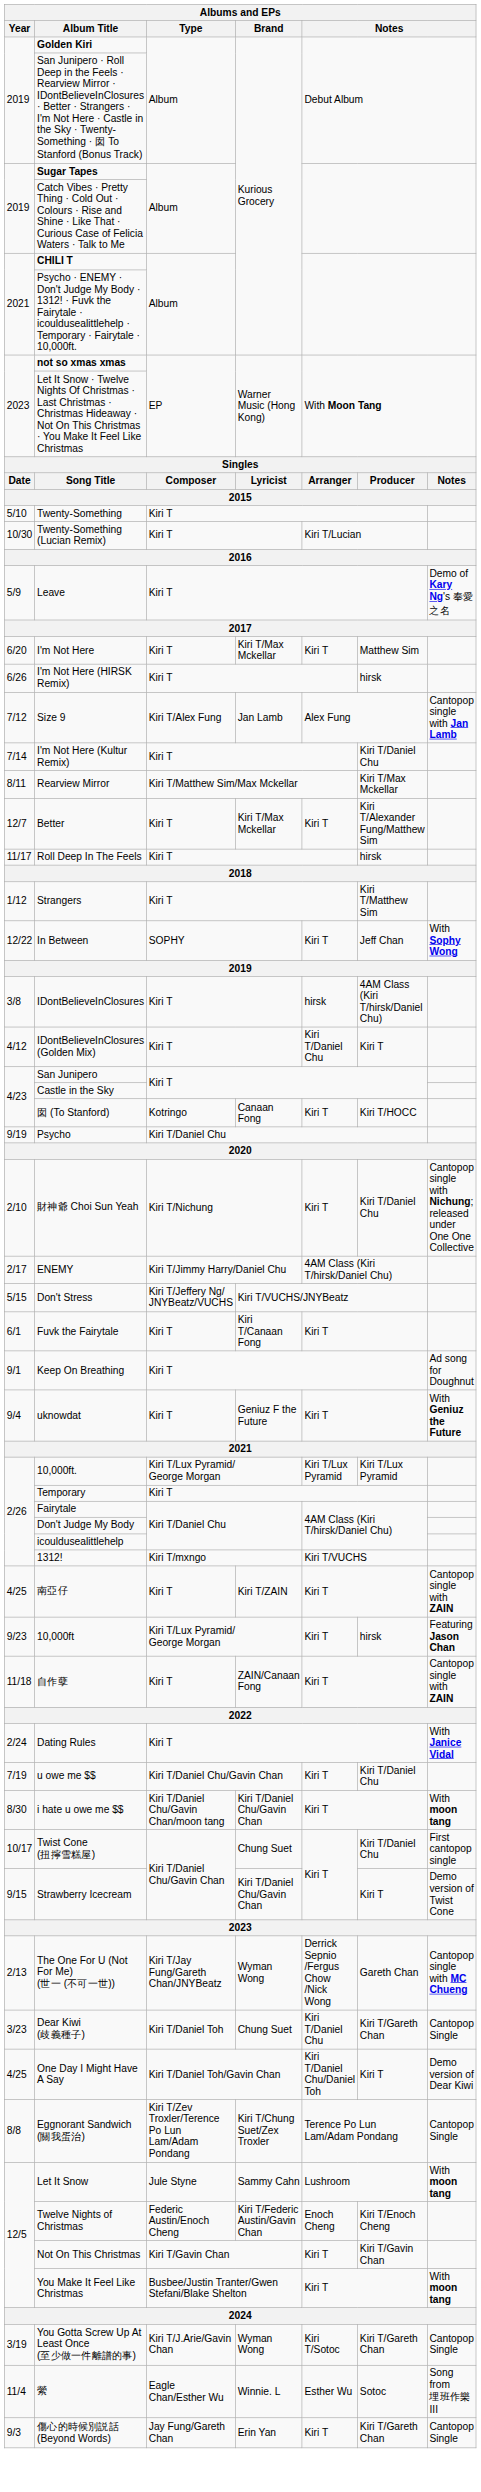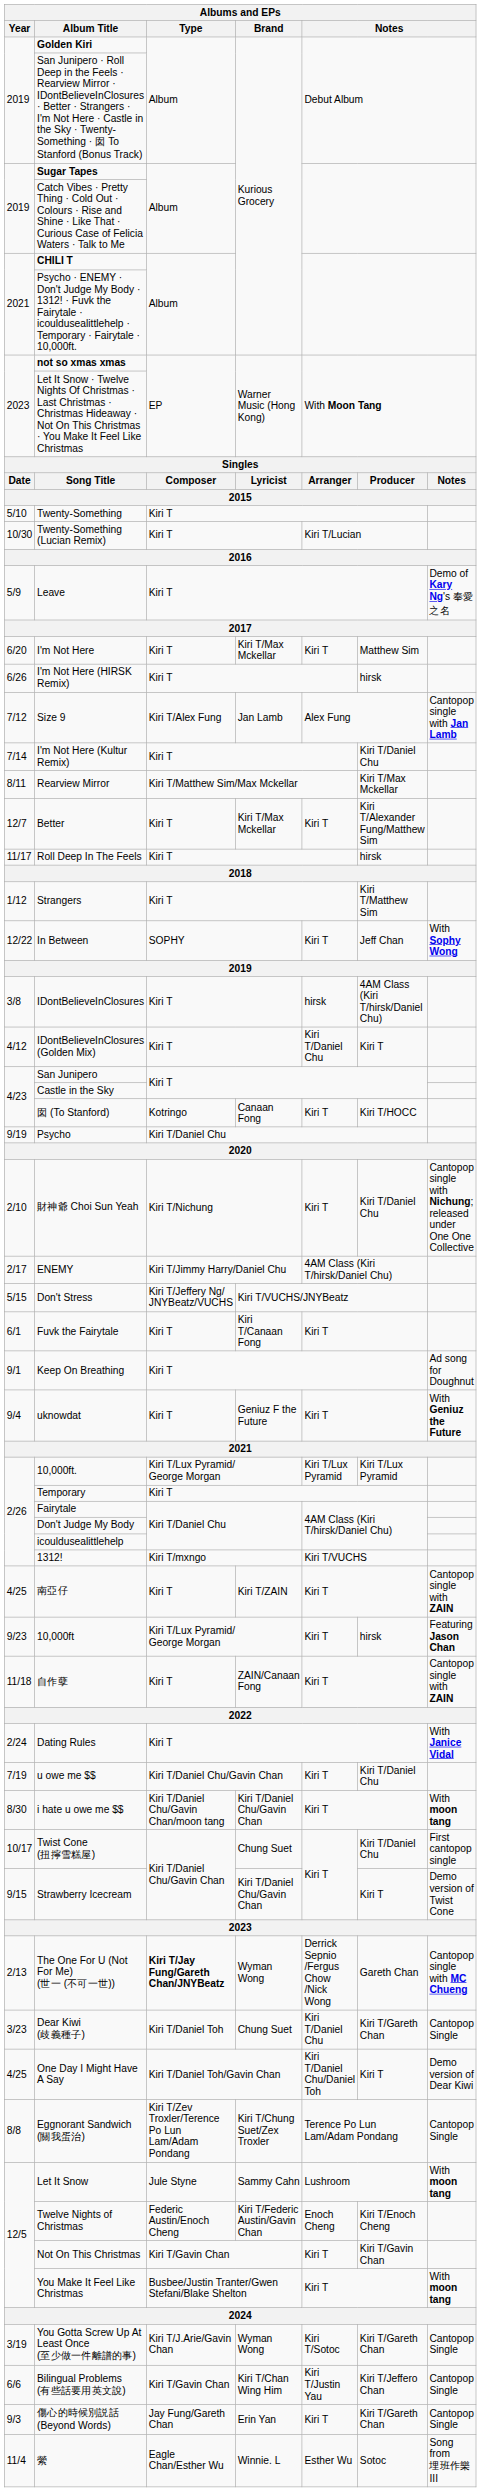(185, 1973) normal -> (187, 1973) bold
+ row: (81, 2384)
rows swapped: (78, 2433) <-> (42, 2391)
